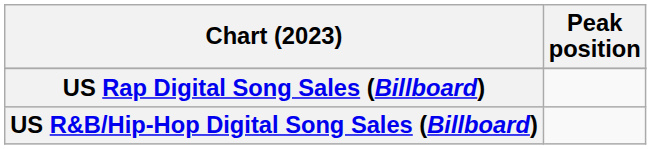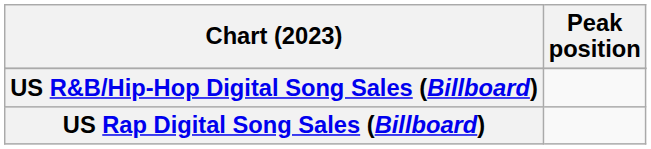rows swapped: (274, 125) <-> (274, 87)
